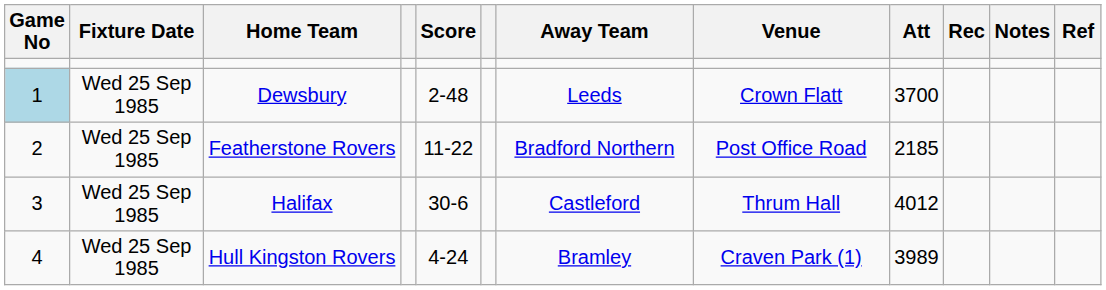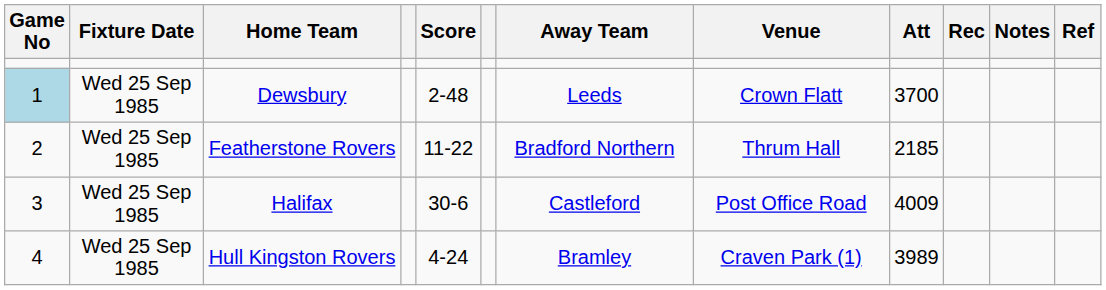(791, 149) Post Office Road -> (791, 149) Thrum Hall
(791, 203) Thrum Hall -> (791, 203) Post Office Road
(916, 203) 4012 -> (916, 203) 4009
